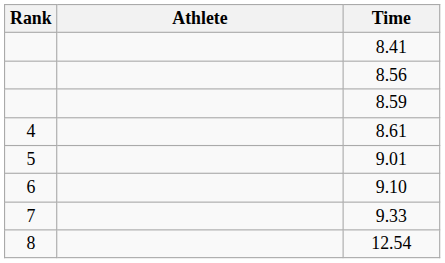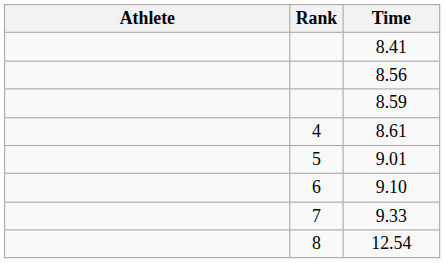columns swapped: (31, 18) <-> (200, 18)
